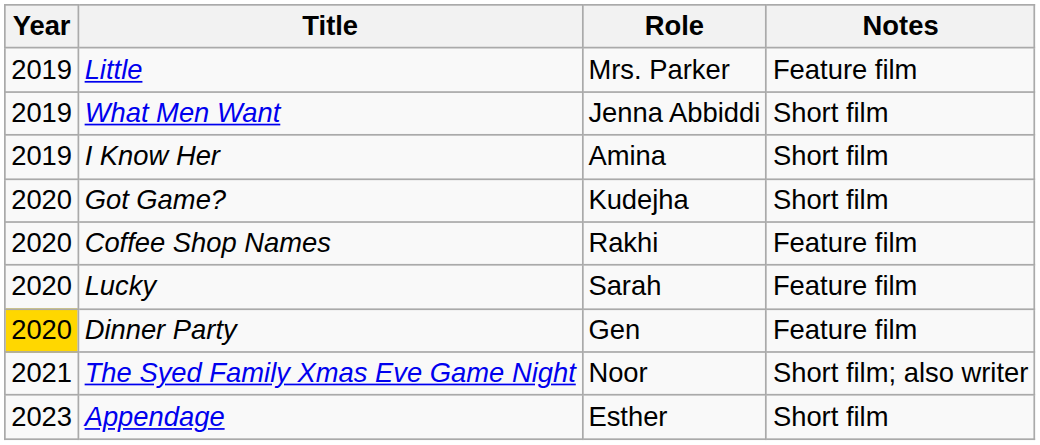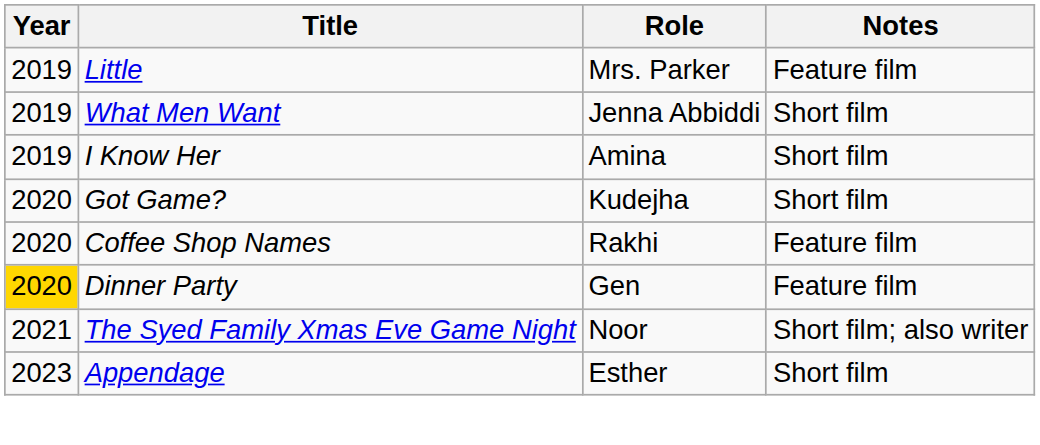- row: (120, 286)
